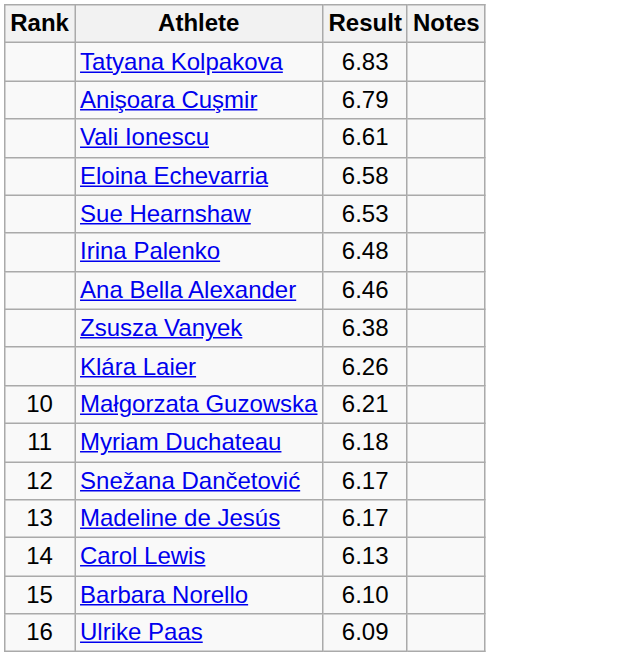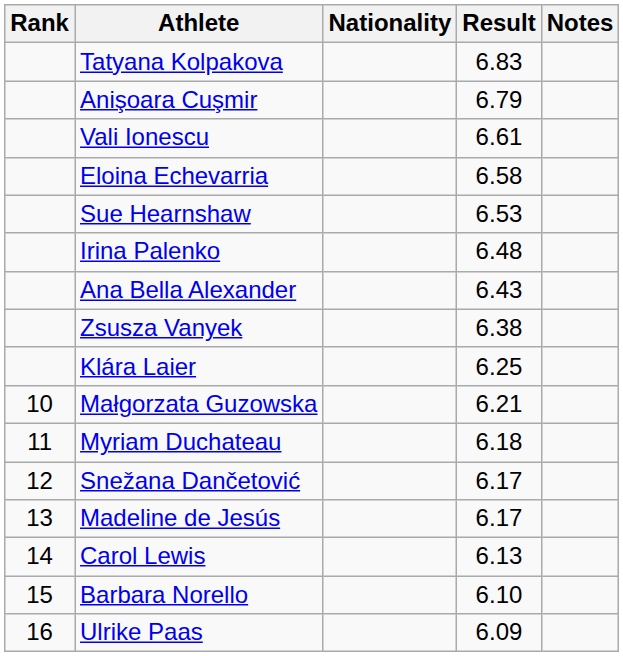+ column: (390, 23)
(365, 289) 6.46 -> (499, 289) 6.43
(365, 366) 6.26 -> (499, 366) 6.25
